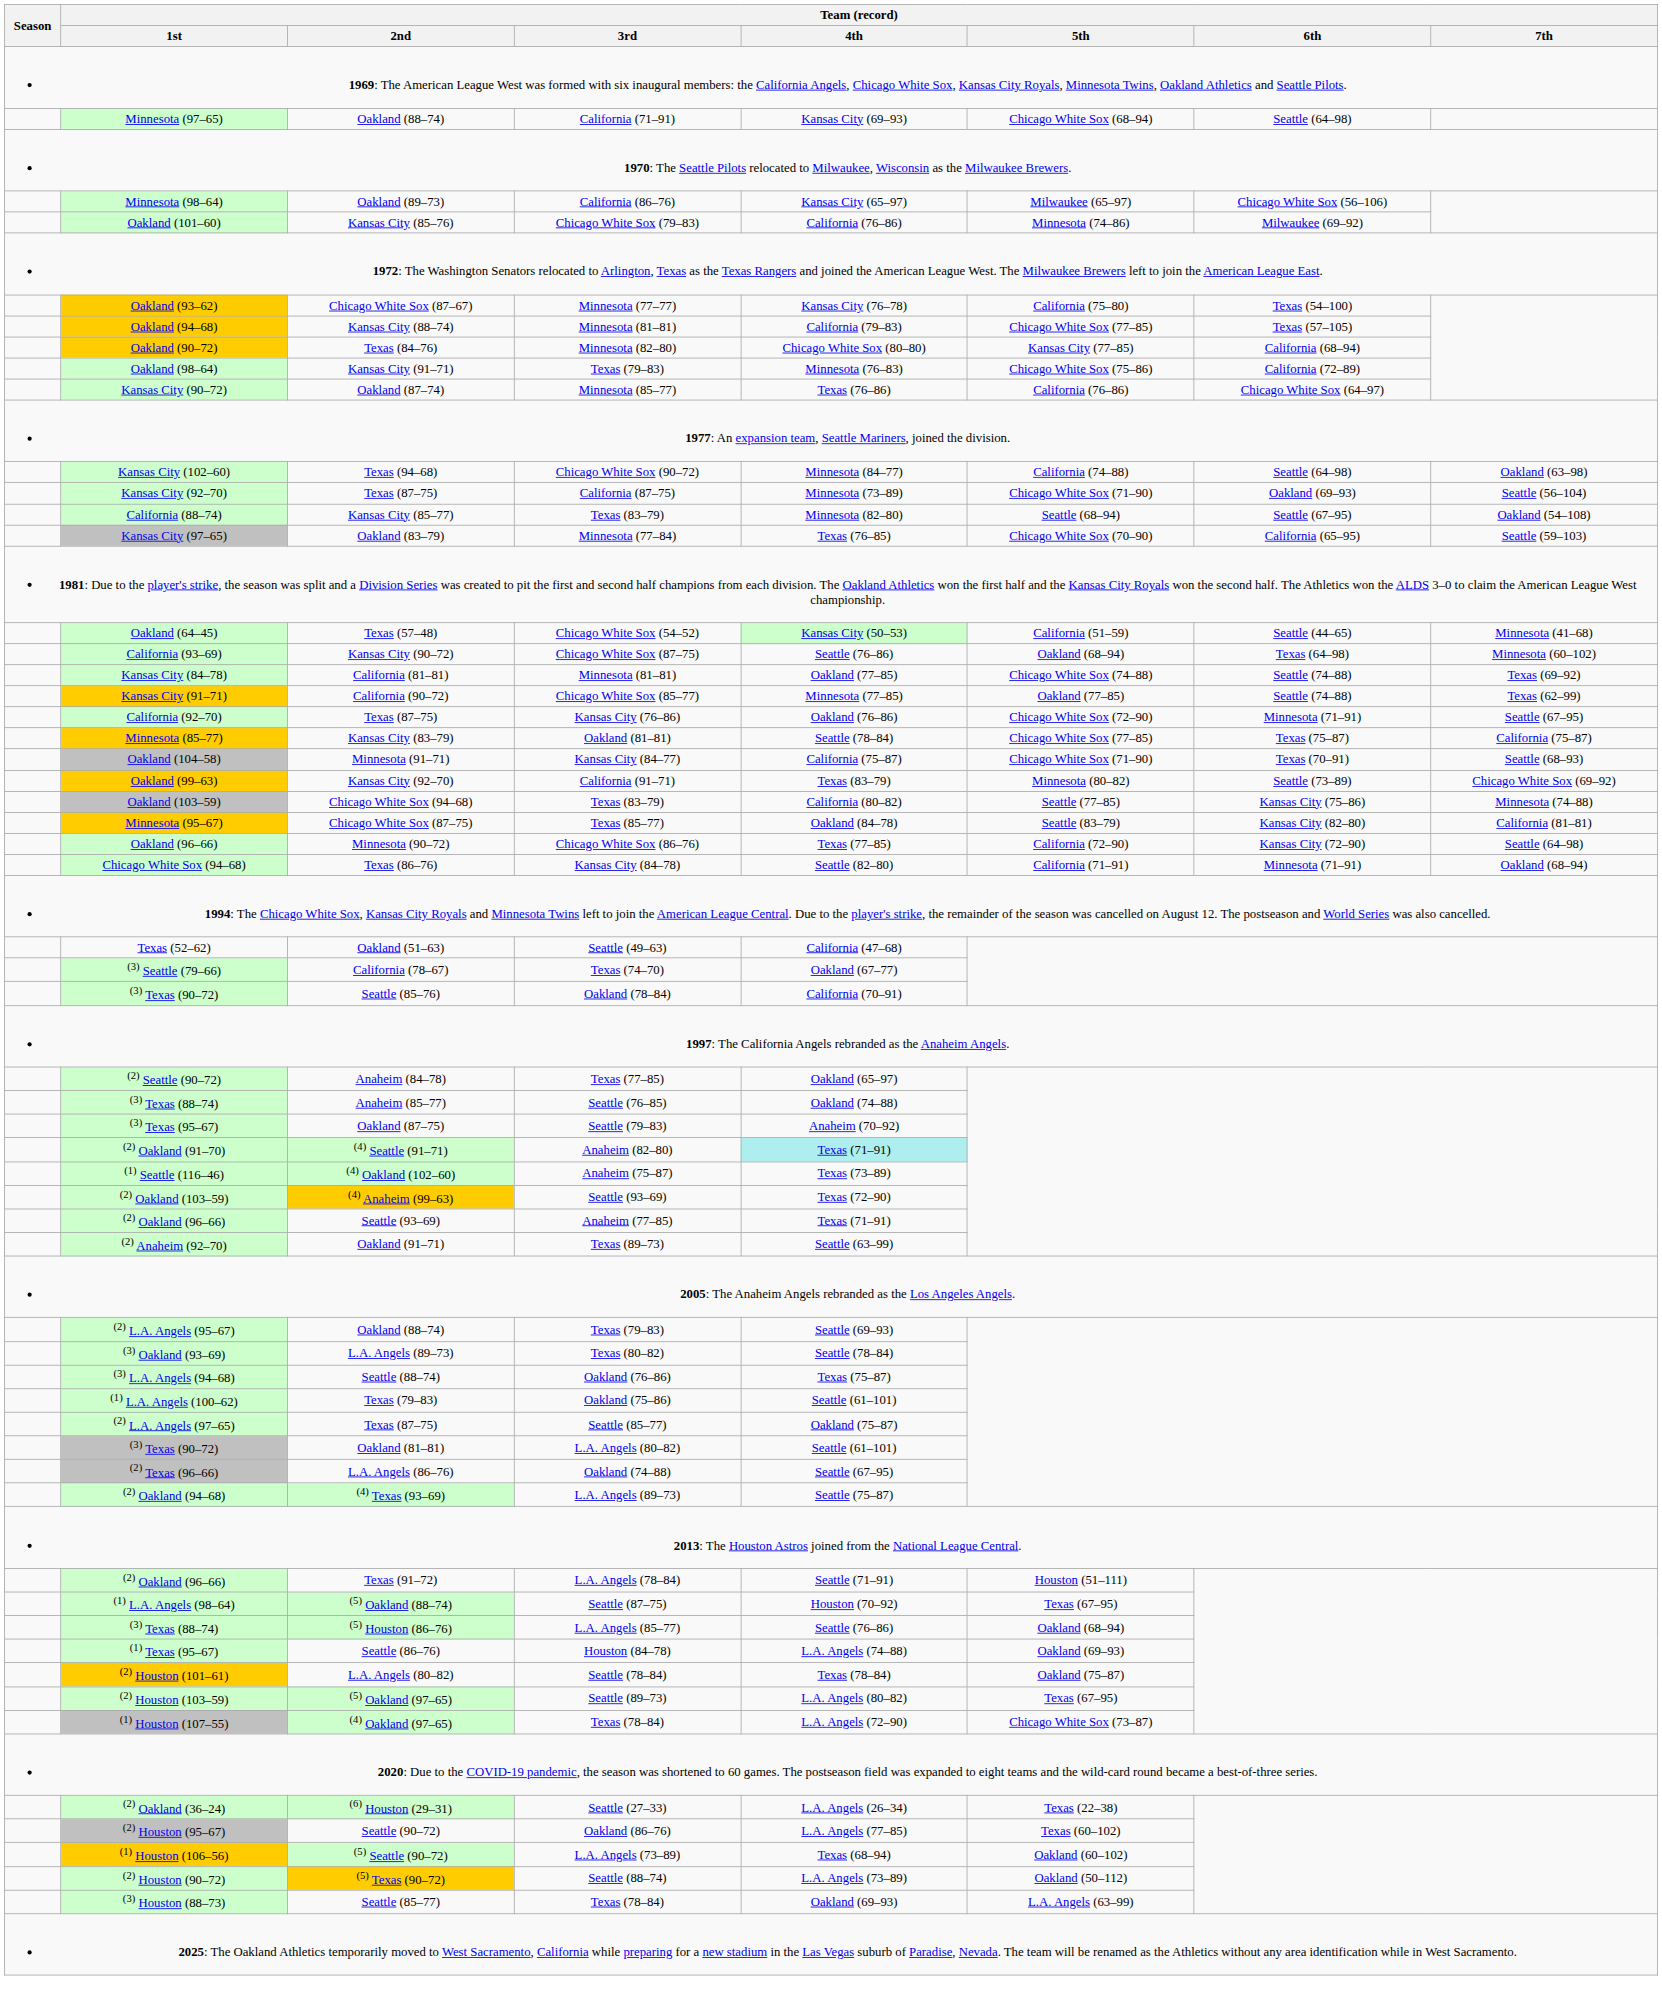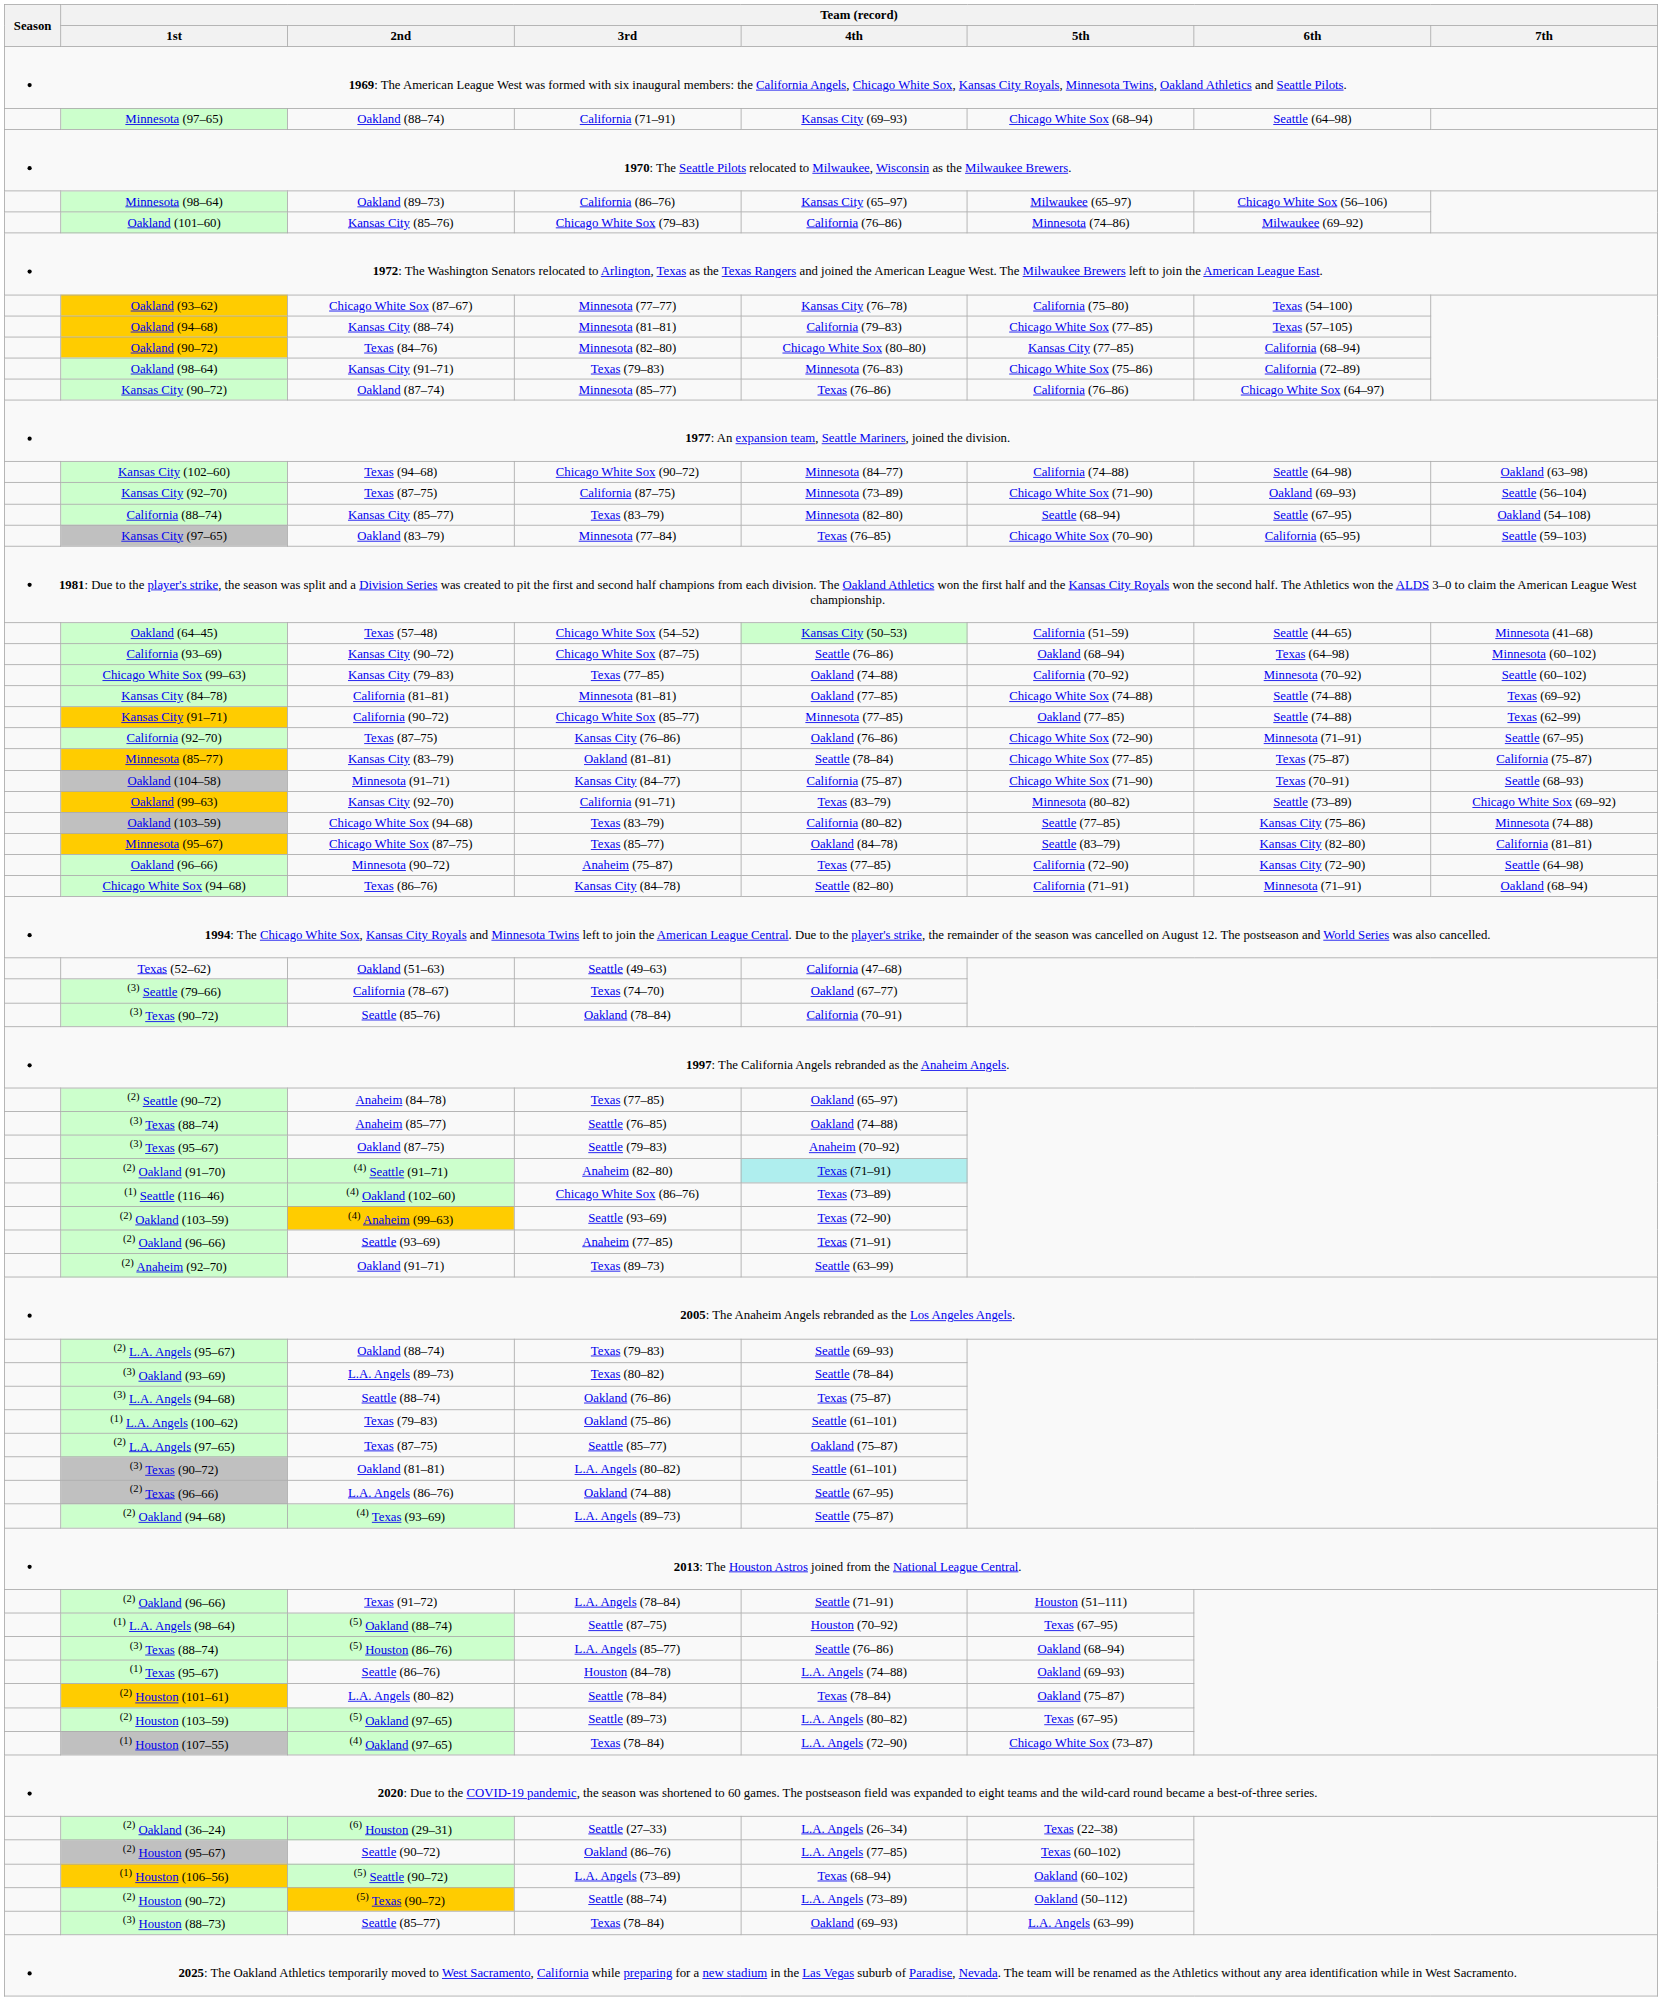+ row: (174, 675)
(627, 844) Chicago White Sox (86–76) -> (627, 865) Anaheim (75–87)
(627, 1173) Anaheim (75–87) -> (627, 1194) Chicago White Sox (86–76)
